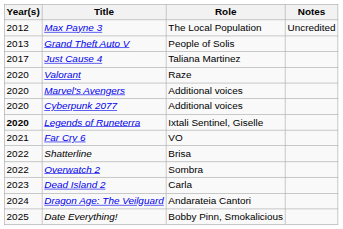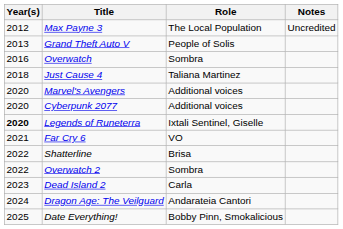+ row: (68, 59)
(18, 59) 2017 -> (18, 75) 2018
- row: (63, 75)
